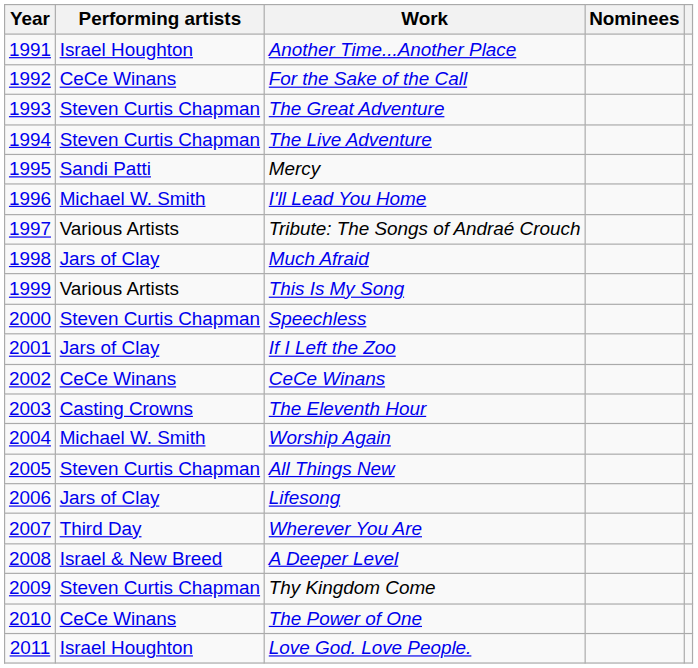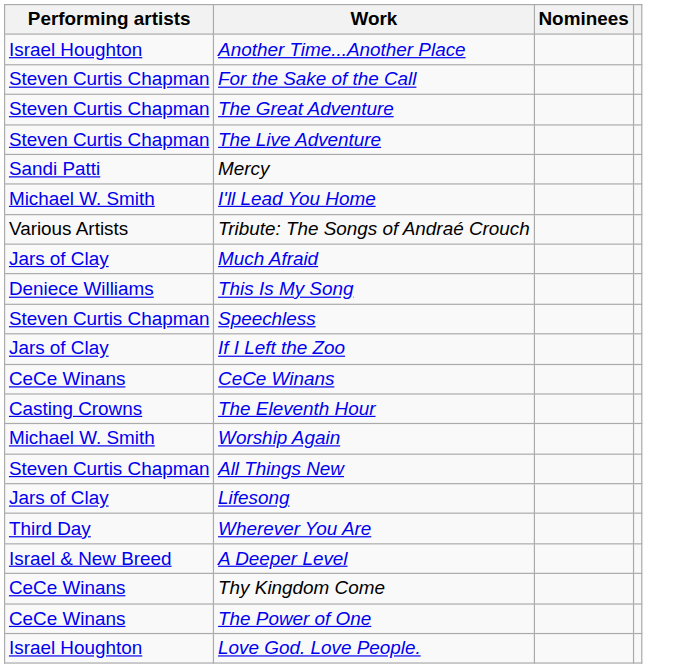- column: (30, 19)
(118, 79) CeCe Winans -> (109, 79) Steven Curtis Chapman
(119, 288) Various Artists -> (81, 288) Deniece Williams
(160, 588) Steven Curtis Chapman -> (67, 588) CeCe Winans
